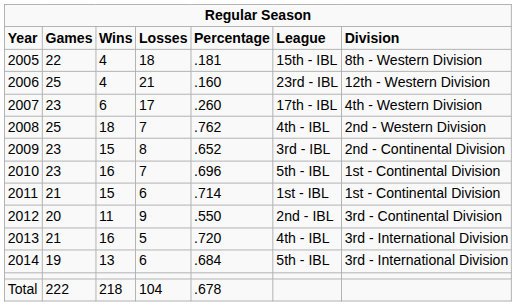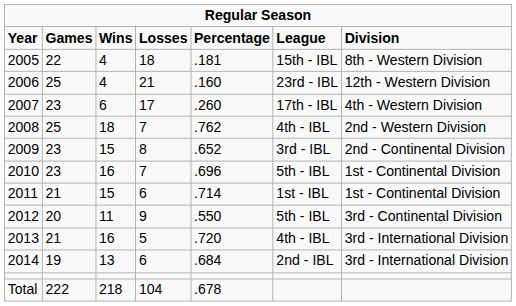(305, 216) 2nd - IBL -> (303, 216) 5th - IBL
(303, 261) 5th - IBL -> (305, 261) 2nd - IBL
